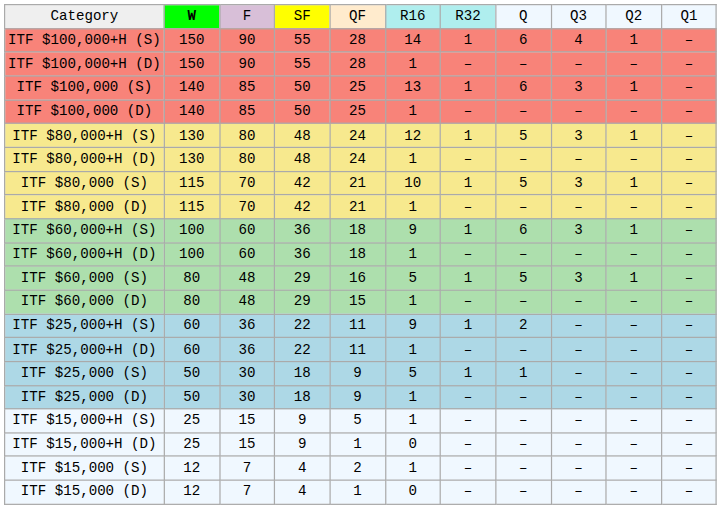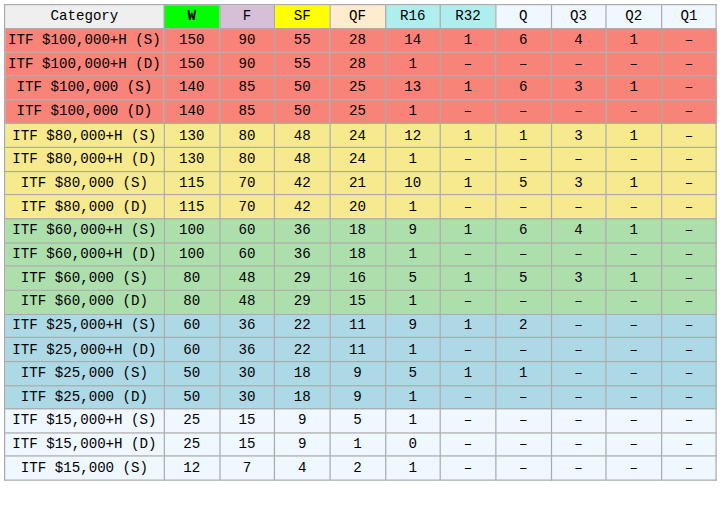(523, 135) 5 -> (523, 135) 1
(358, 206) 21 -> (358, 206) 20
(579, 230) 3 -> (579, 230) 4
- row: (84, 492)
